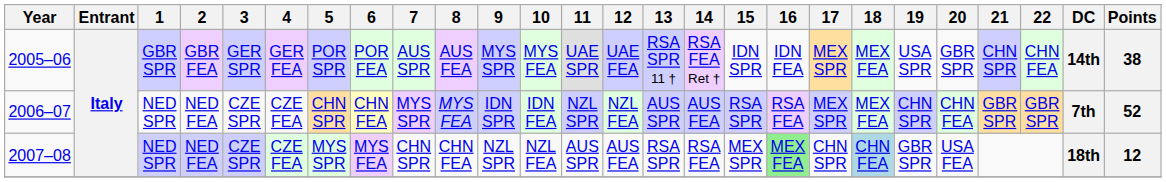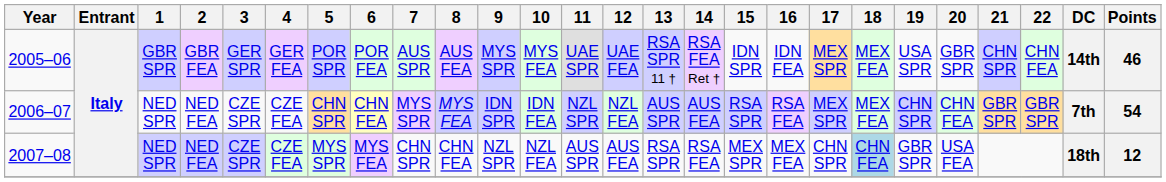(1132, 60) 38 -> (1132, 60) 46
(1132, 112) 52 -> (1132, 112) 54
(788, 155) lightgreen background -> (788, 155) no background
